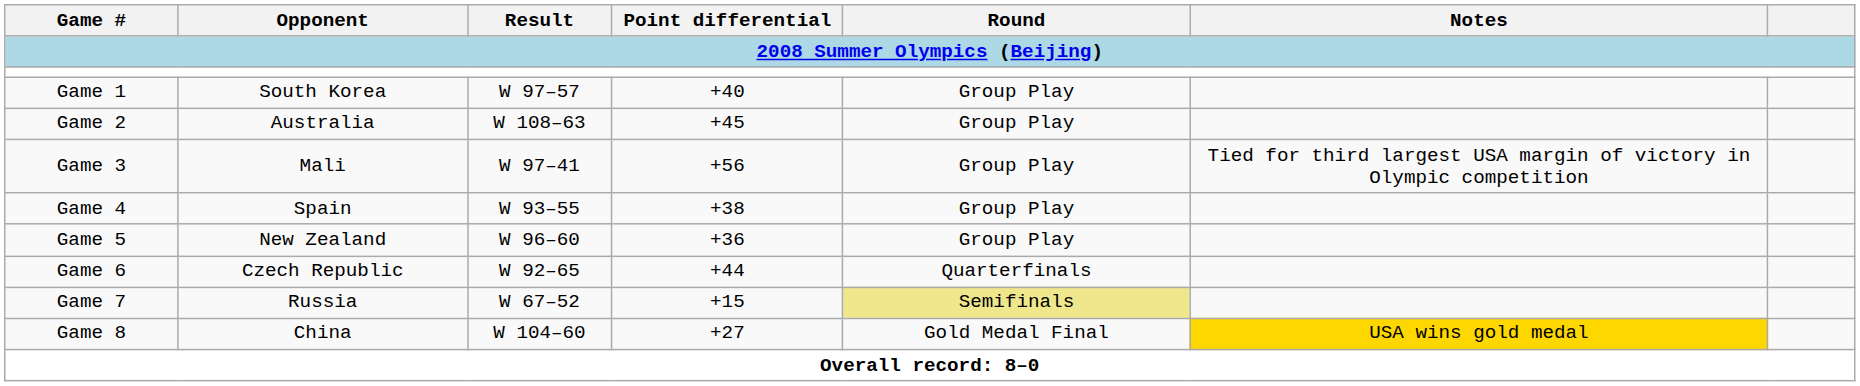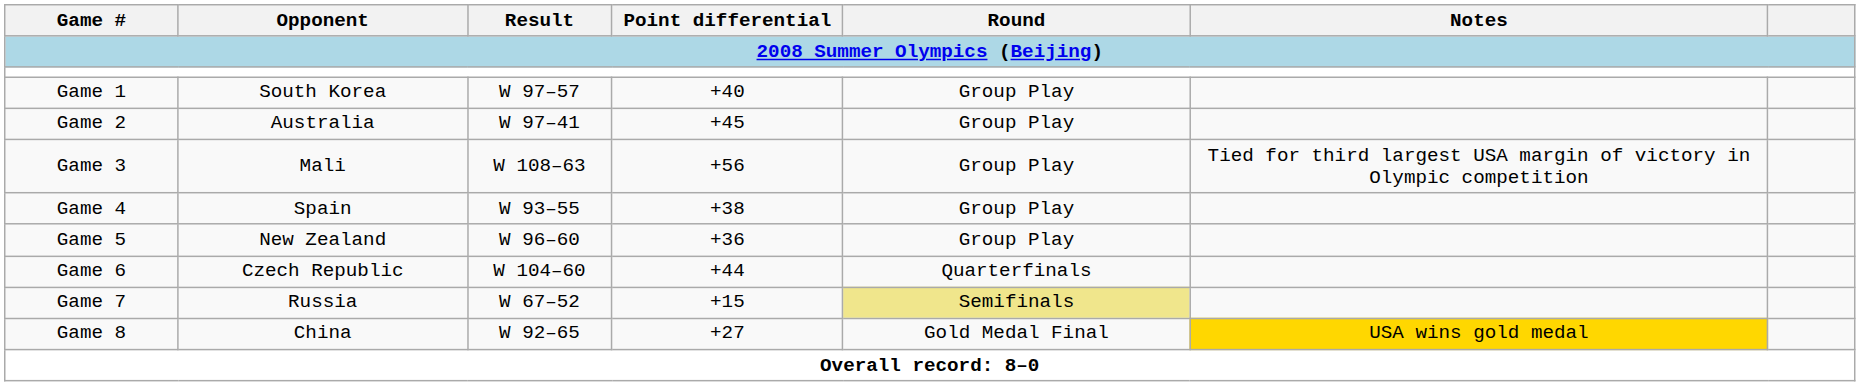(539, 124) W 108–63 -> (539, 124) W 97–41
(539, 166) W 97–41 -> (539, 166) W 108–63
(539, 271) W 92–65 -> (539, 271) W 104–60
(539, 334) W 104–60 -> (539, 334) W 92–65
